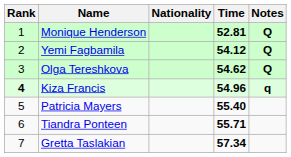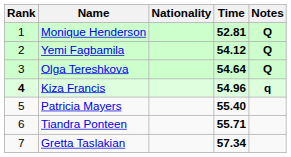(231, 69) 54.62 -> (231, 69) 54.64
